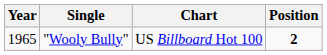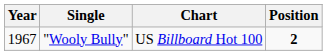(22, 38) 1965 -> (22, 38) 1967
